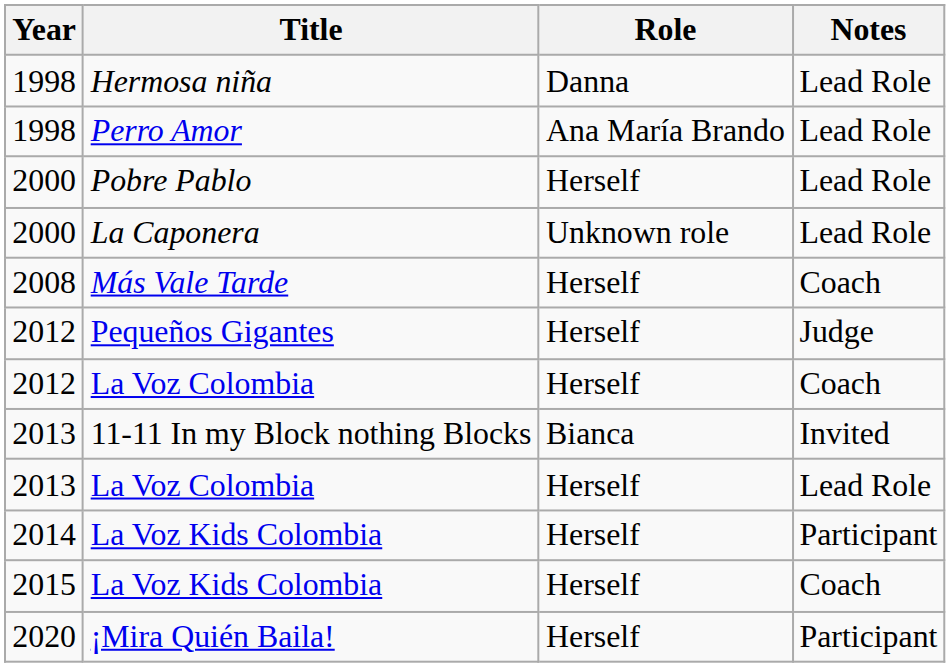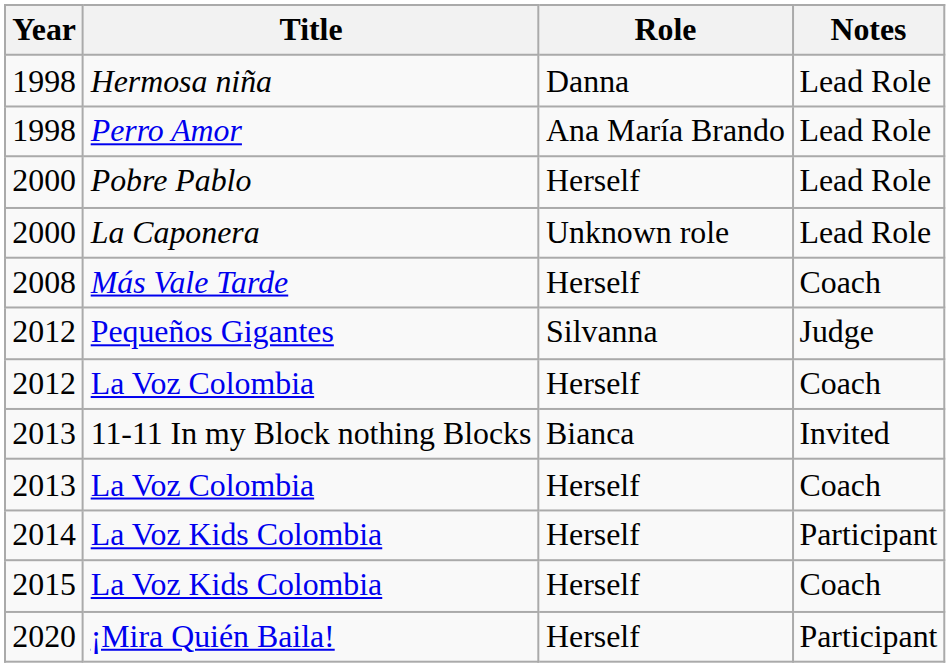(593, 332) Herself -> (602, 332) Silvanna
(865, 484) Lead Role -> (840, 484) Coach
